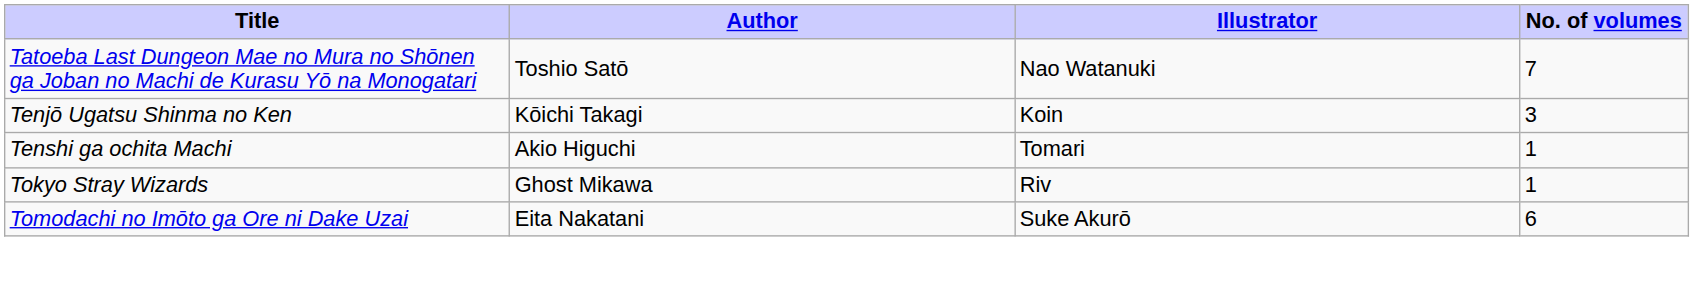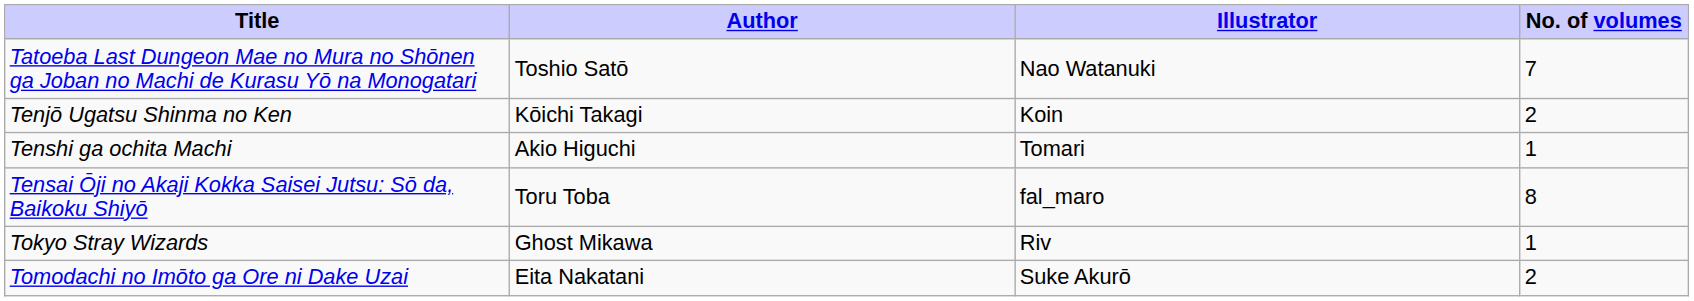(1531, 115) 3 -> (1531, 115) 2
+ row: (231, 196)
(1531, 218) 6 -> (1531, 277) 2
